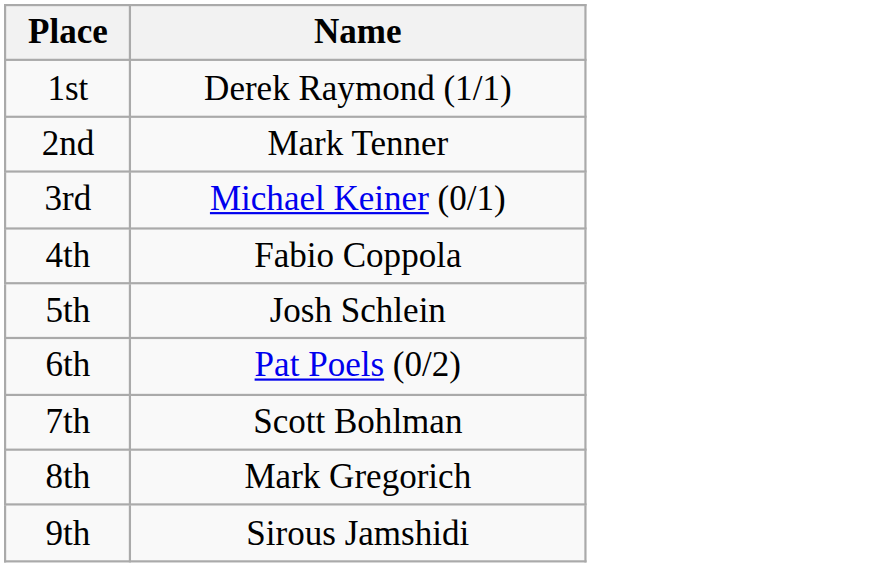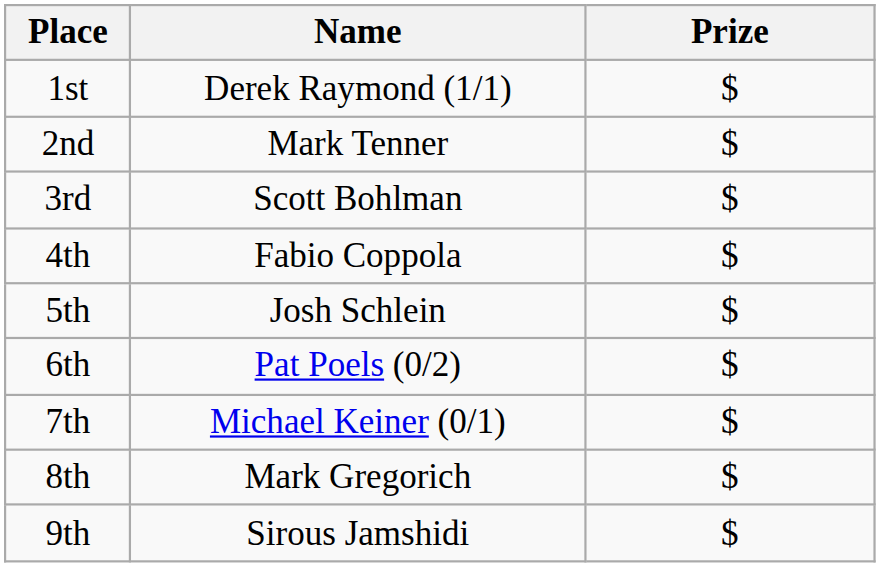+ column: (730, 32)
(358, 198) Michael Keiner (0/1) -> (358, 198) Scott Bohlman
(358, 421) Scott Bohlman -> (358, 421) Michael Keiner (0/1)
